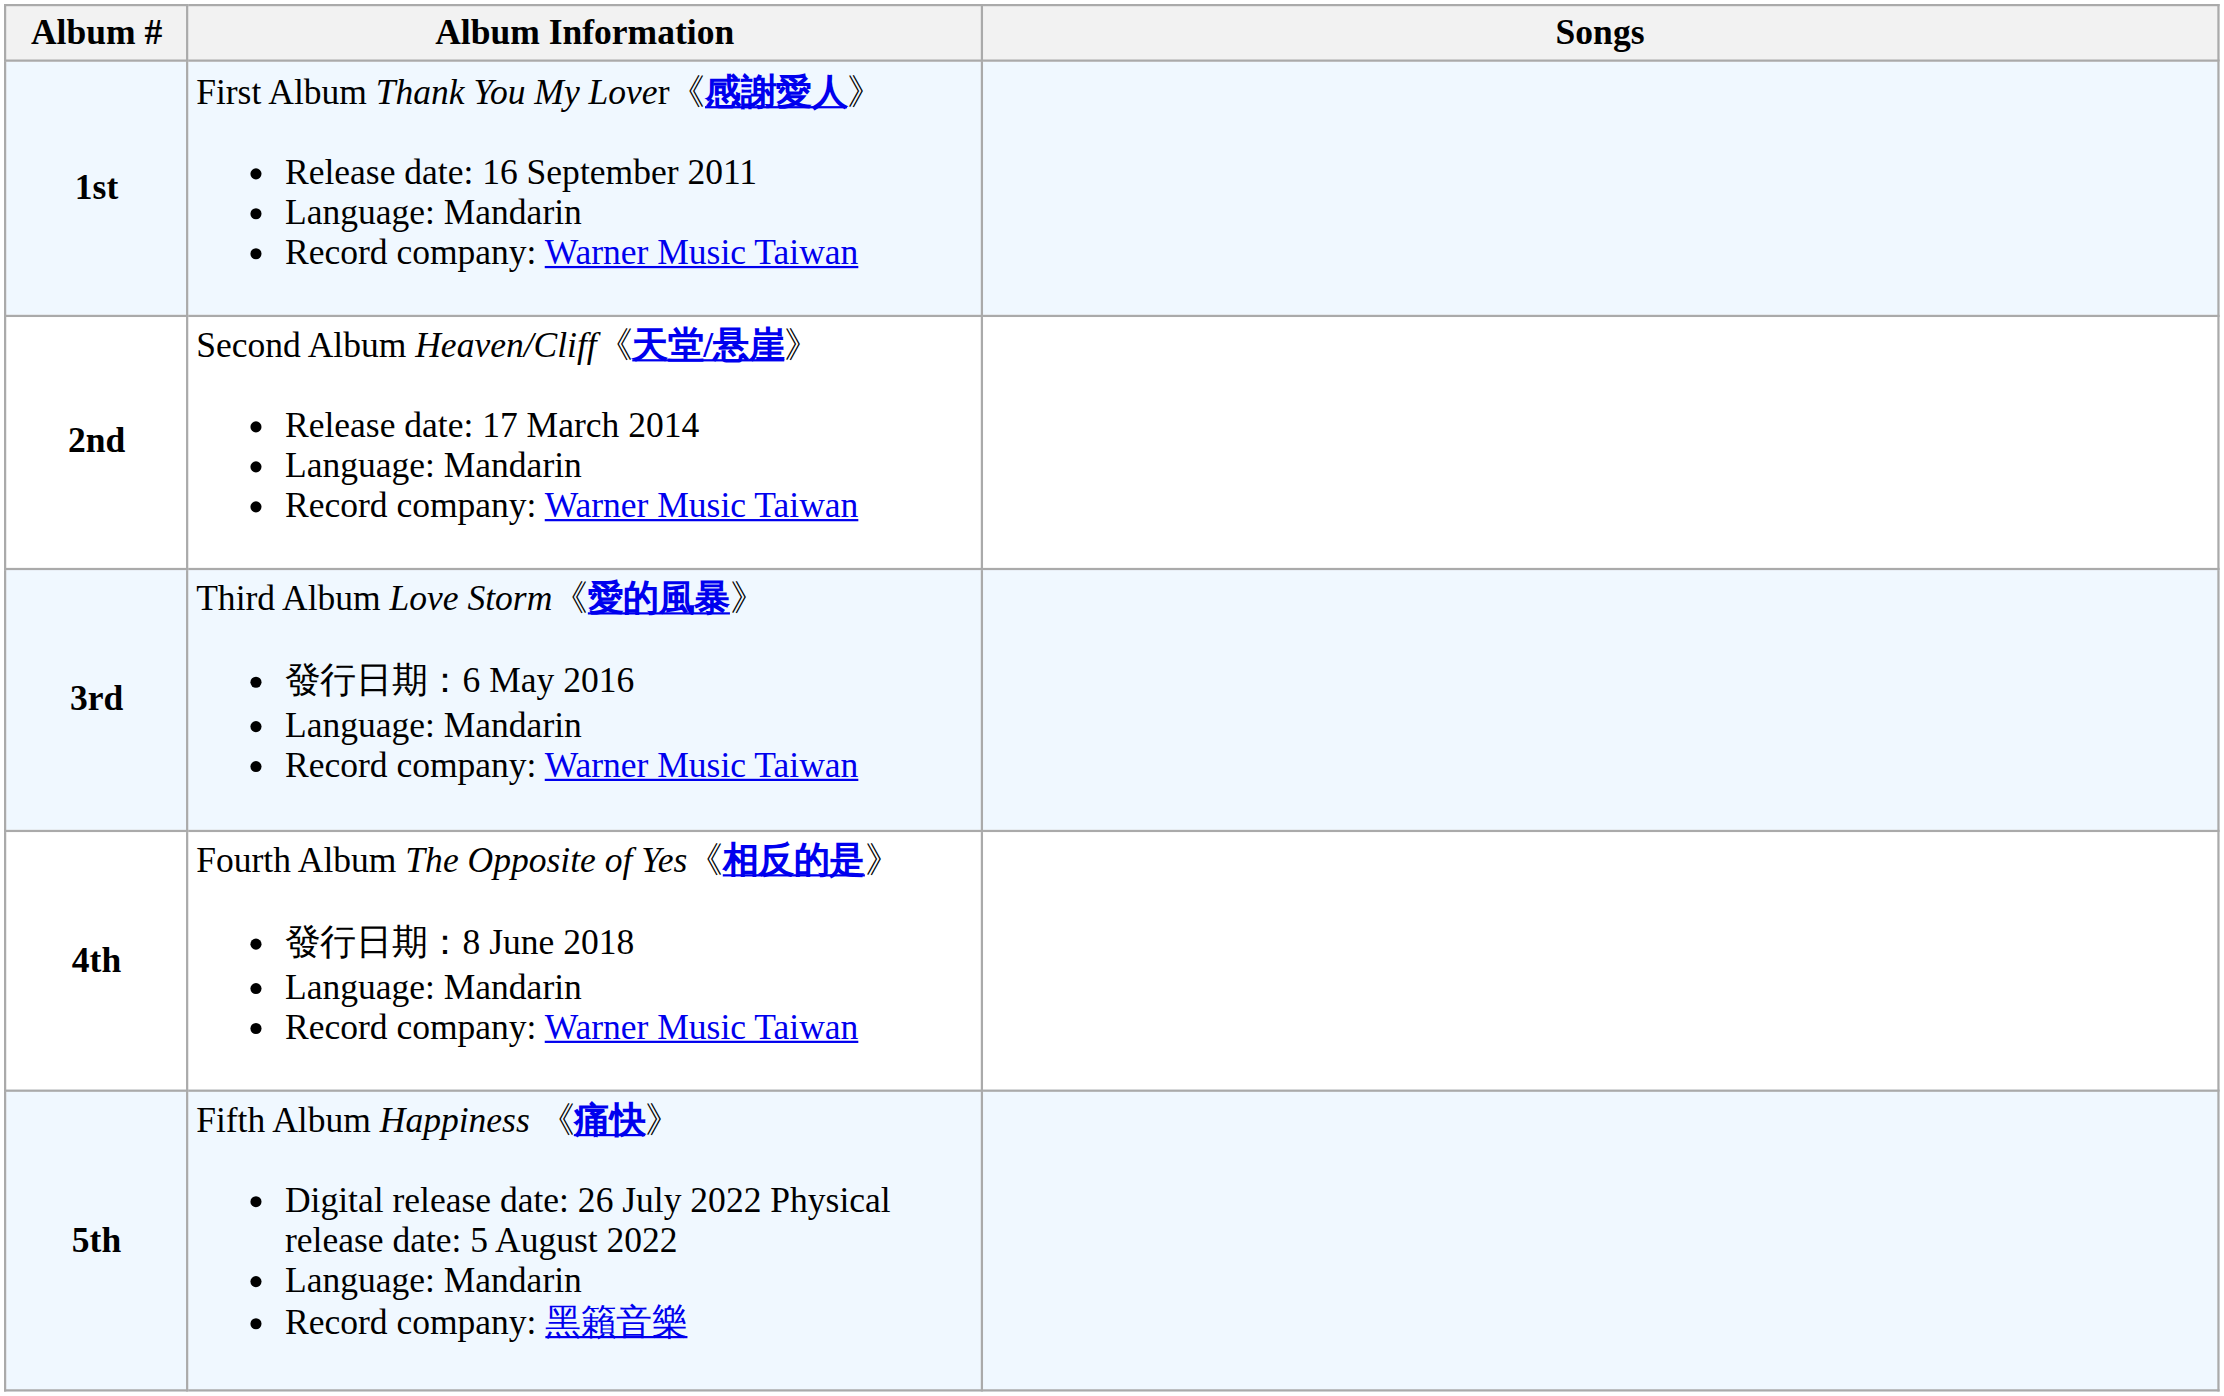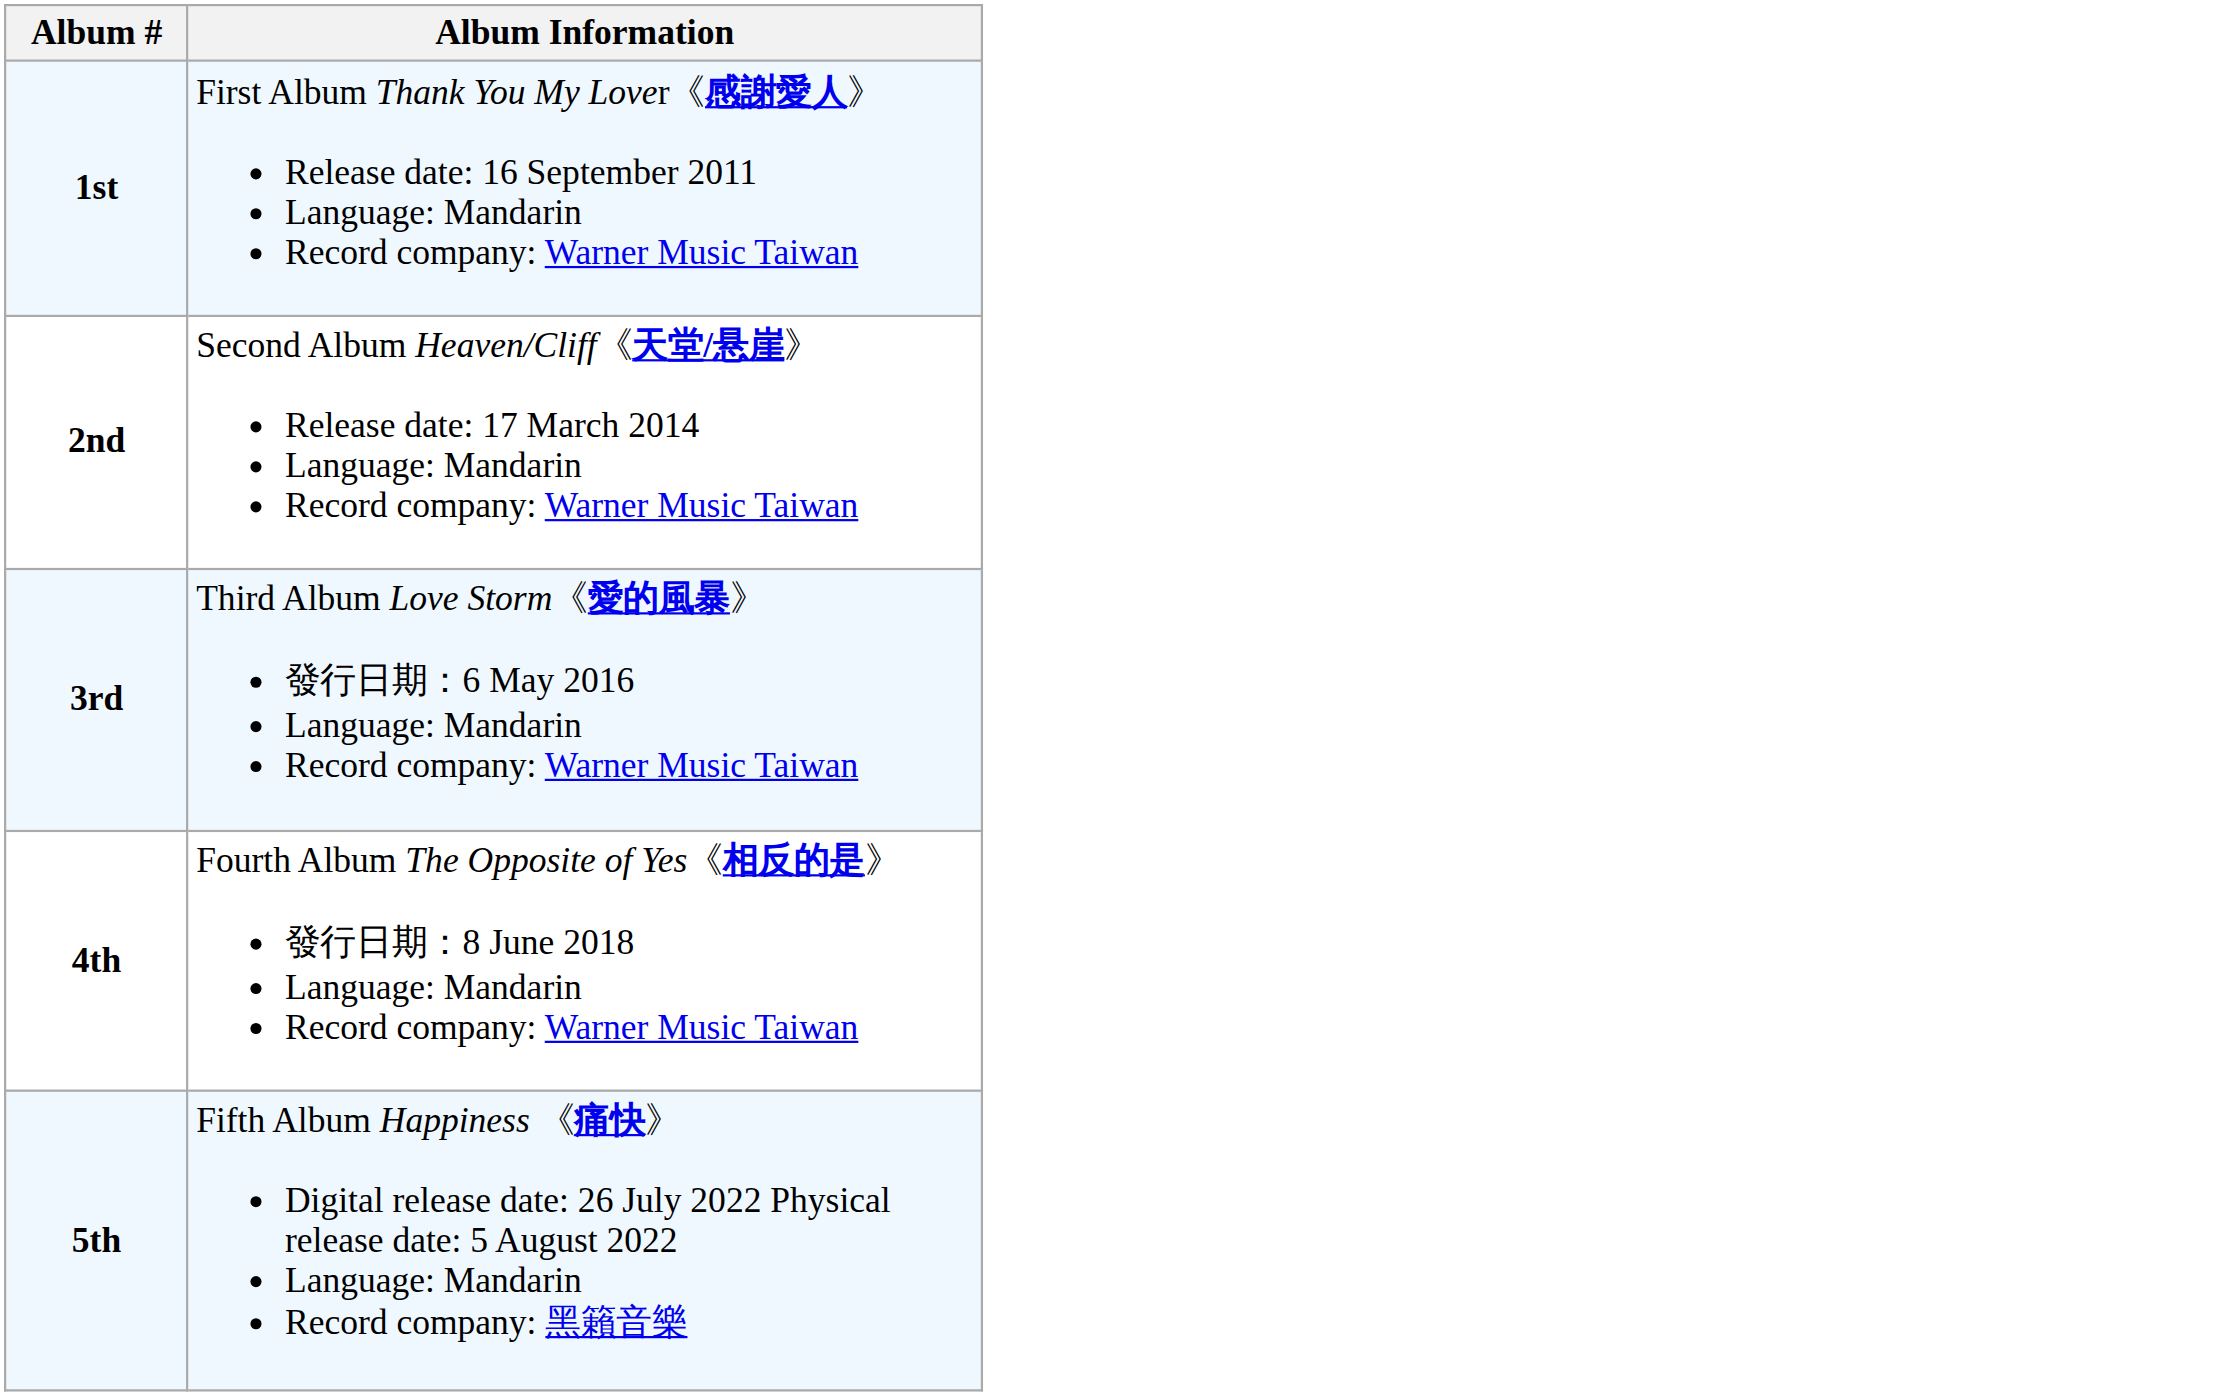- column: (1600, 32)
